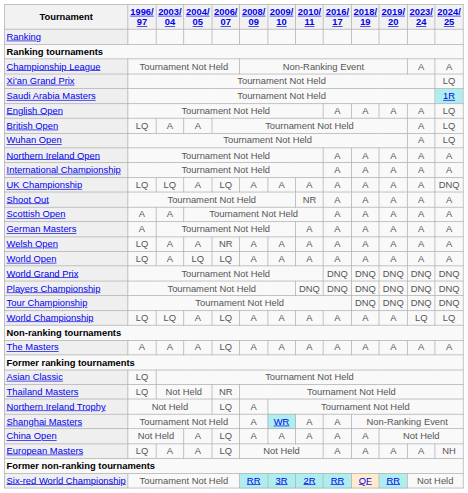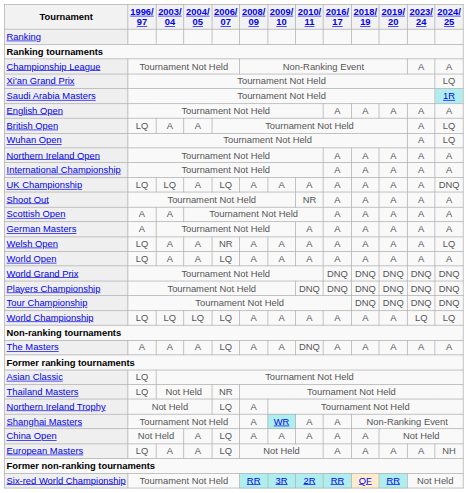(449, 110) LQ -> (449, 110) A
(449, 244) A -> (449, 244) LQ
(198, 258) LQ -> (198, 258) A
(198, 318) A -> (198, 318) LQ
(309, 347) A -> (309, 347) DNQ
